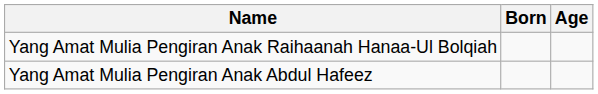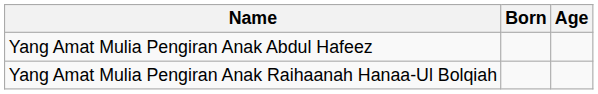rows swapped: (191, 74) <-> (253, 46)
